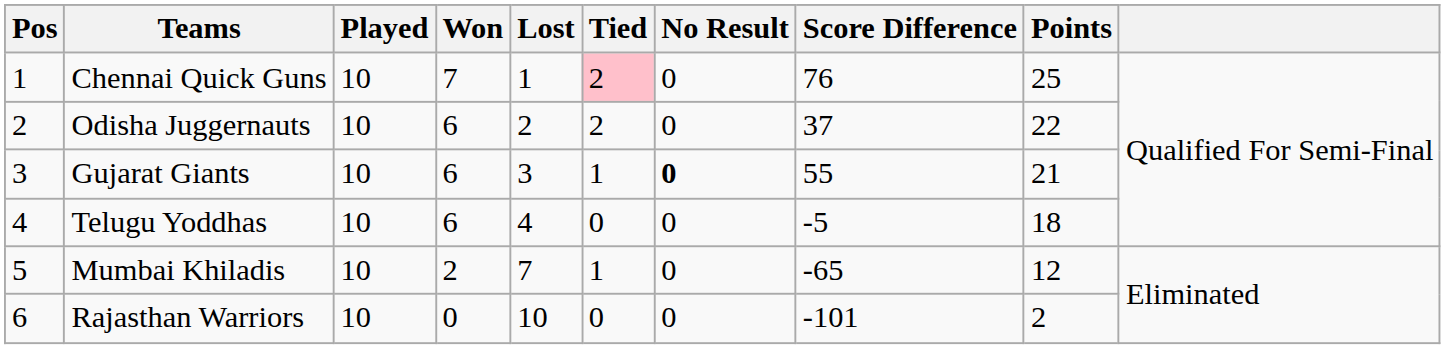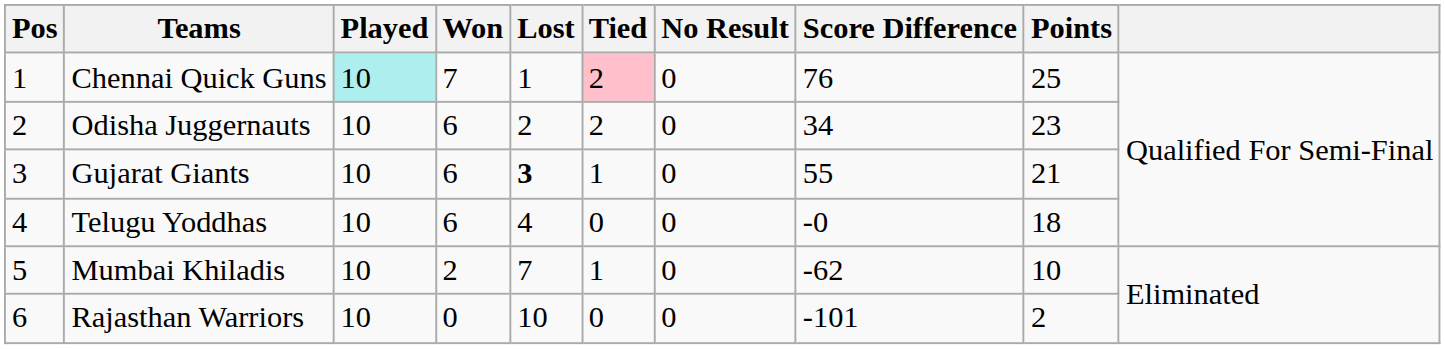(356, 76) no background -> (356, 76) paleturquoise background
(818, 125) 37 -> (818, 125) 34
(1046, 125) 22 -> (1046, 125) 23
(525, 173) normal -> (525, 173) bold
(669, 173) bold -> (669, 173) normal
(815, 221) -5 -> (815, 221) -0
(823, 269) -65 -> (823, 269) -62
(1046, 269) 12 -> (1046, 269) 10
